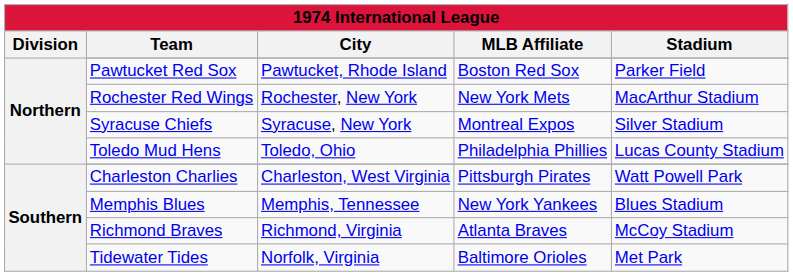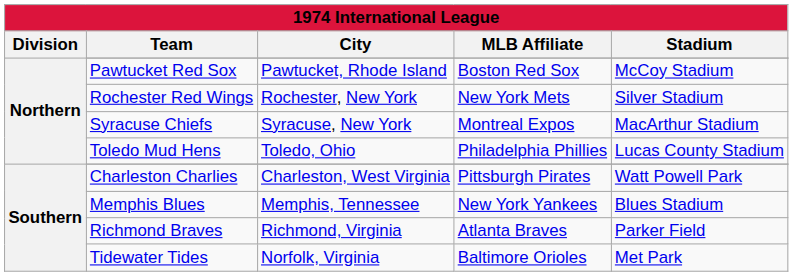(660, 71) Parker Field -> (674, 71) McCoy Stadium
(687, 97) MacArthur Stadium -> (669, 97) Silver Stadium
(669, 124) Silver Stadium -> (687, 124) MacArthur Stadium
(674, 230) McCoy Stadium -> (660, 230) Parker Field
